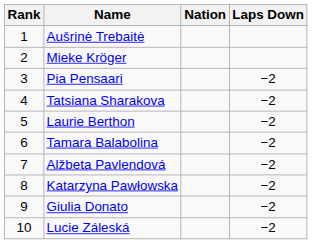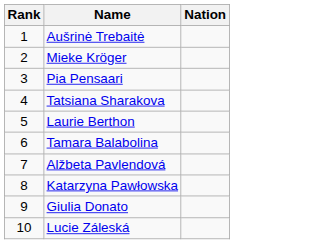- column: (268, 15)
